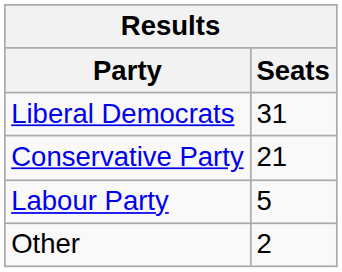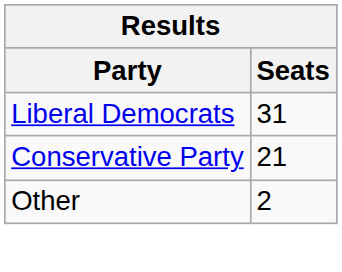- row: (90, 200)
